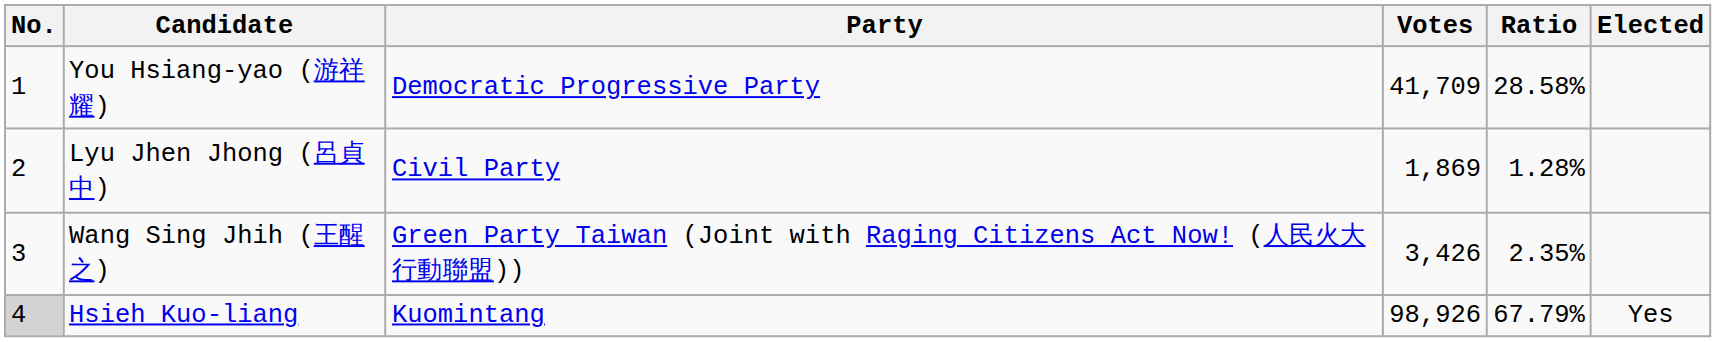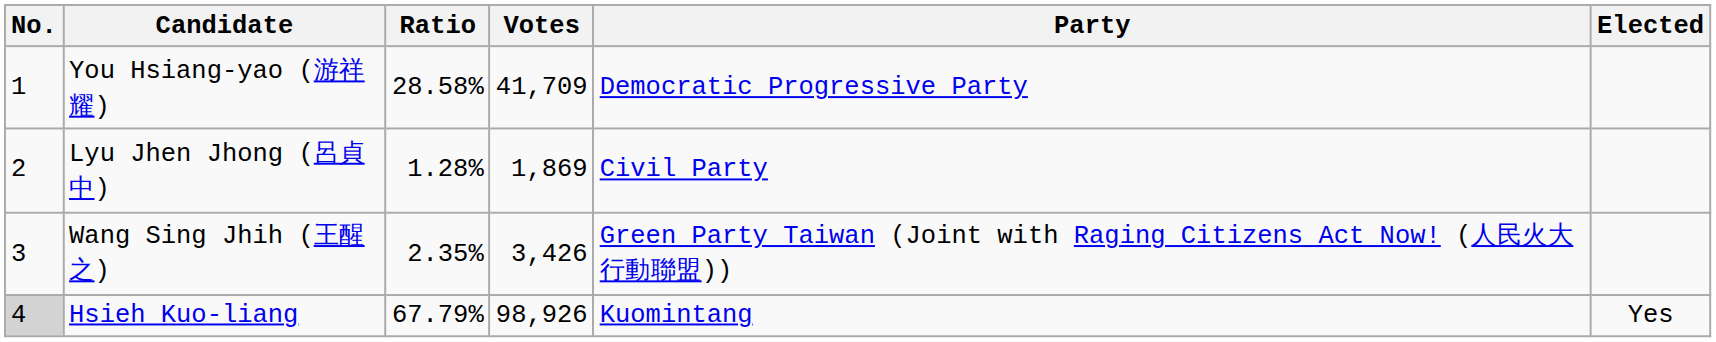columns swapped: (885, 26) <-> (1539, 26)
